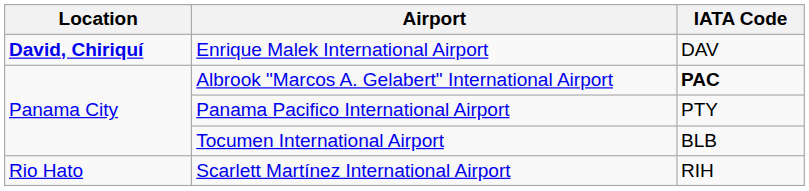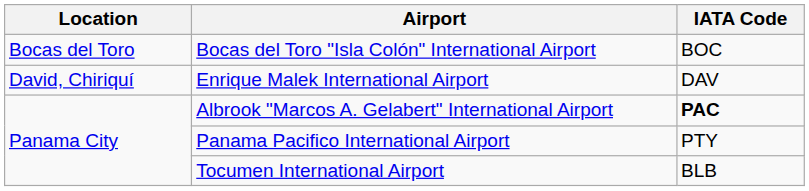+ row: (396, 49)
(76, 49) bold -> (71, 79) normal
- row: (353, 170)
